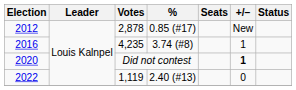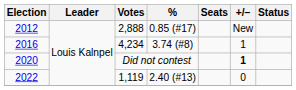(131, 28) 2,878 -> (131, 28) 2,888
(131, 45) 4,235 -> (131, 45) 4,234
